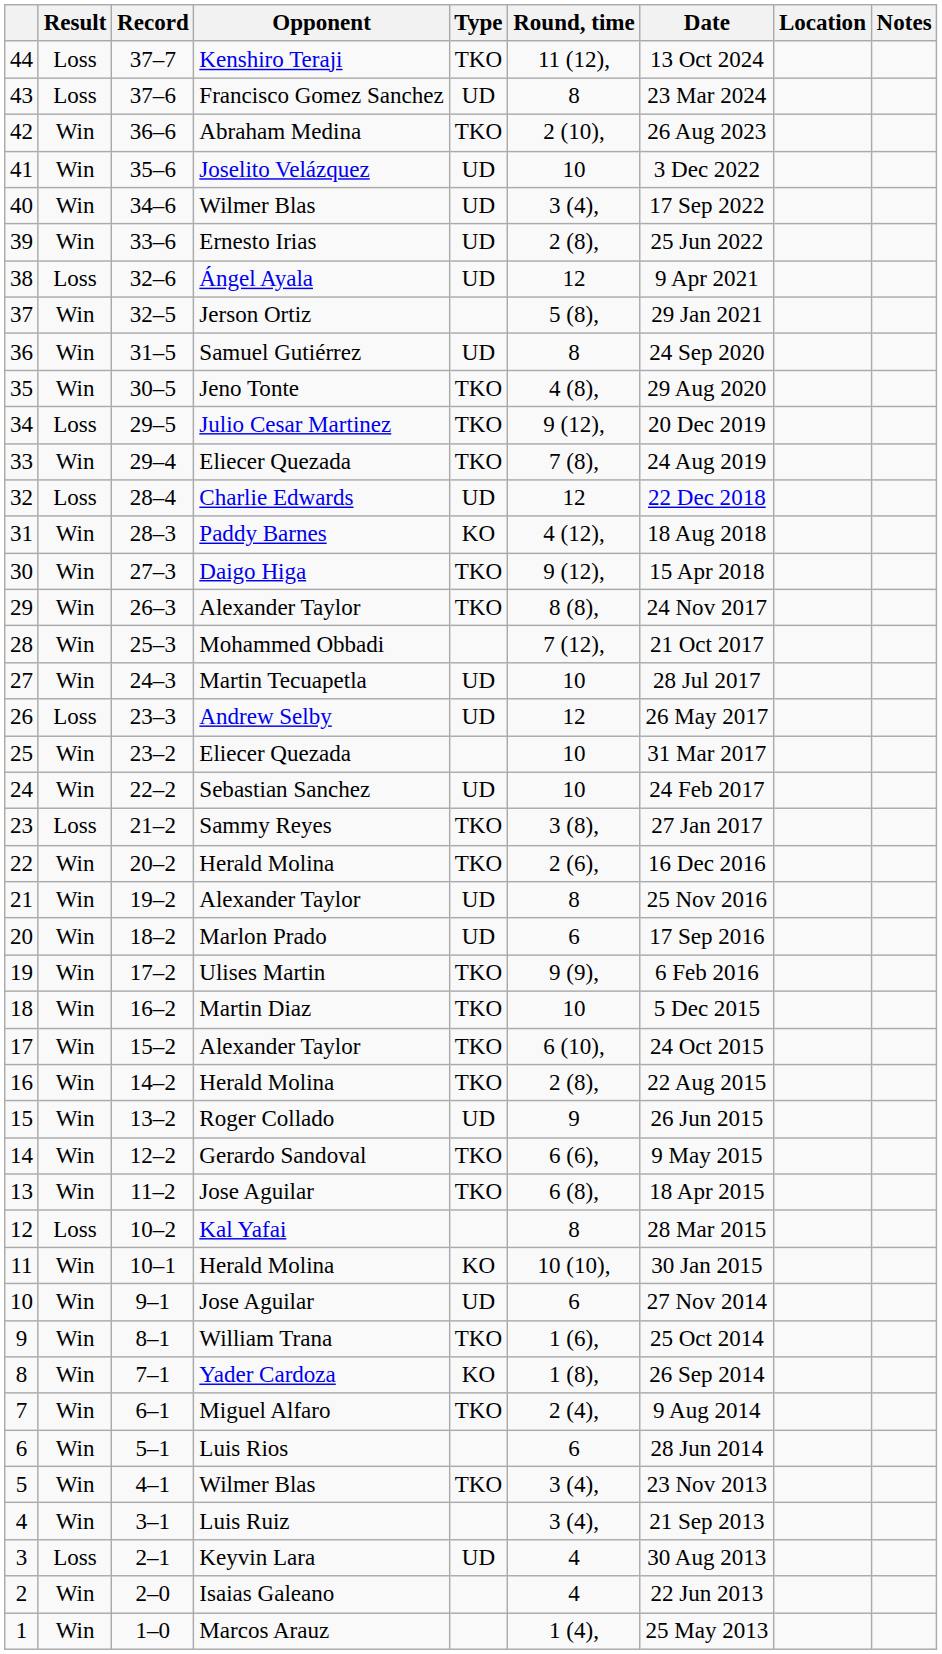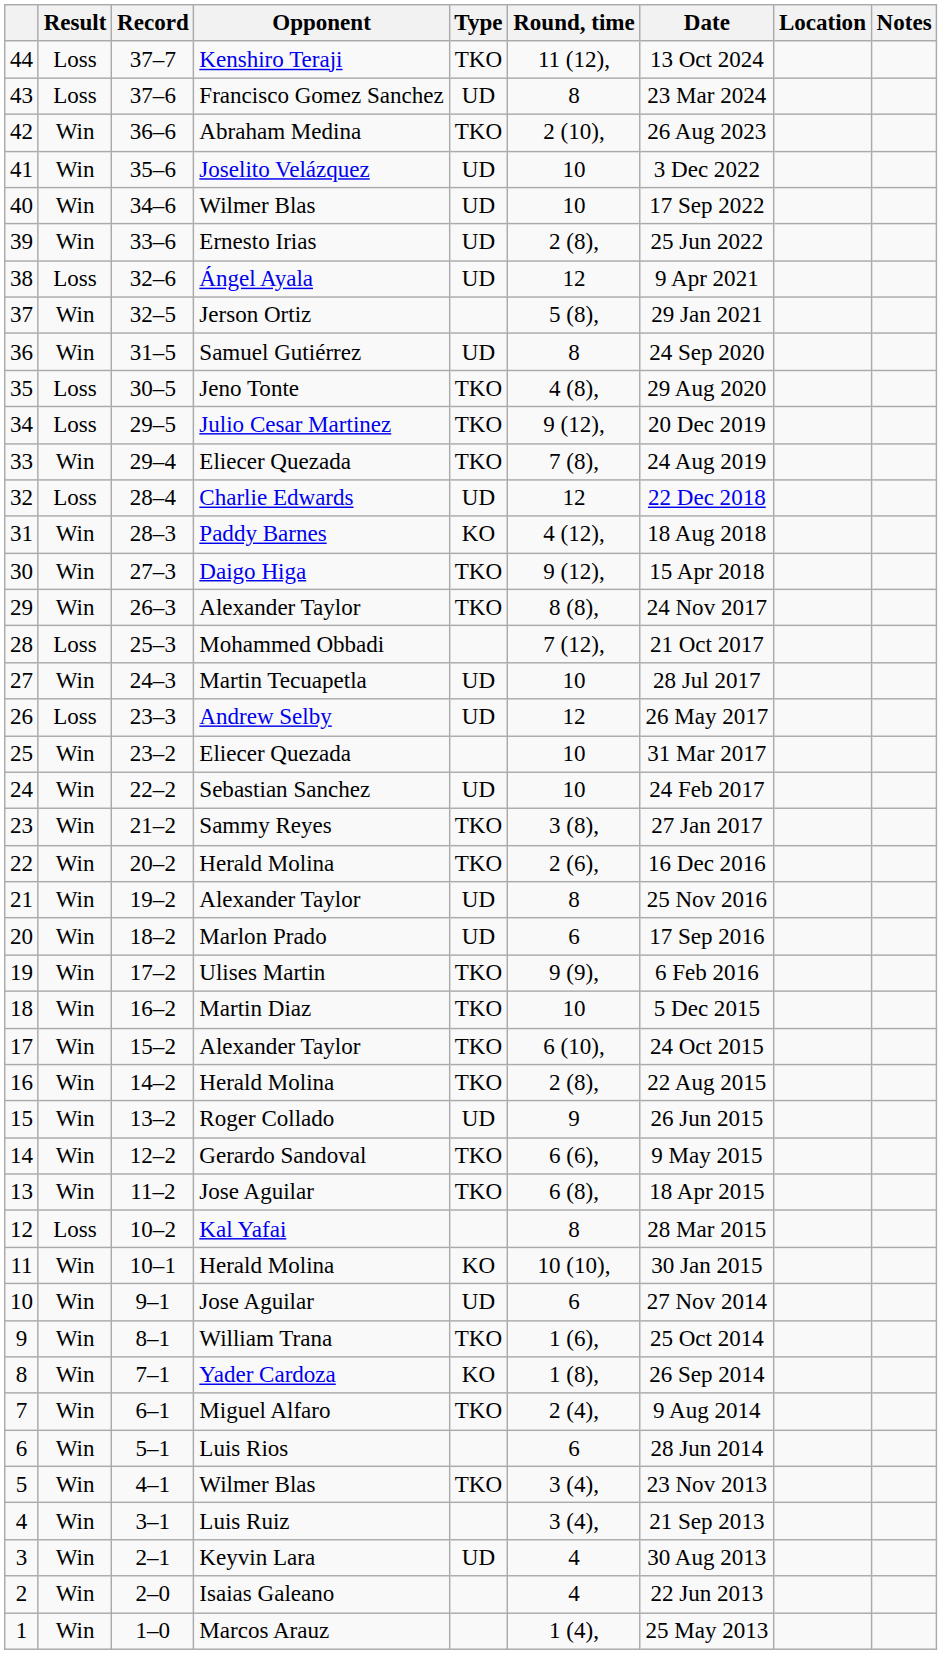(574, 205) 3 (4), -> (574, 205) 10
(75, 388) Win -> (75, 388) Loss
(75, 643) Win -> (75, 643) Loss
(75, 826) Loss -> (75, 826) Win
(75, 1557) Loss -> (75, 1557) Win
